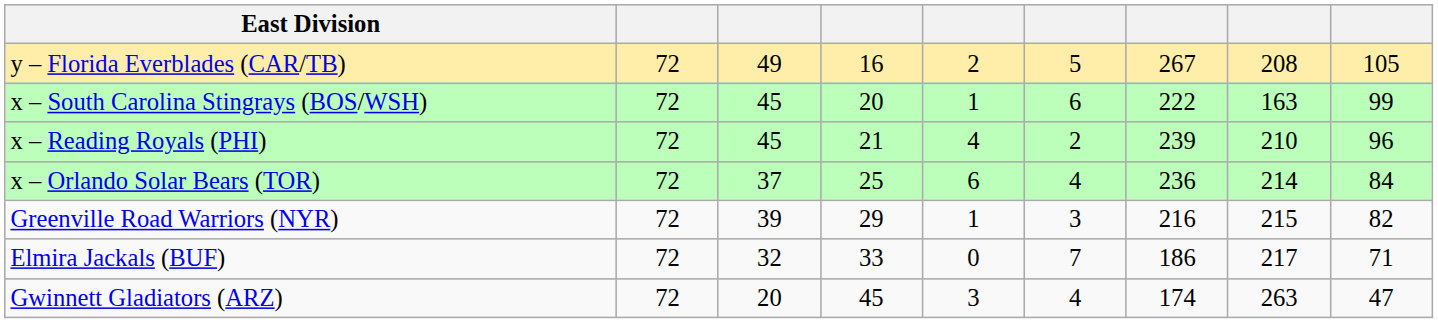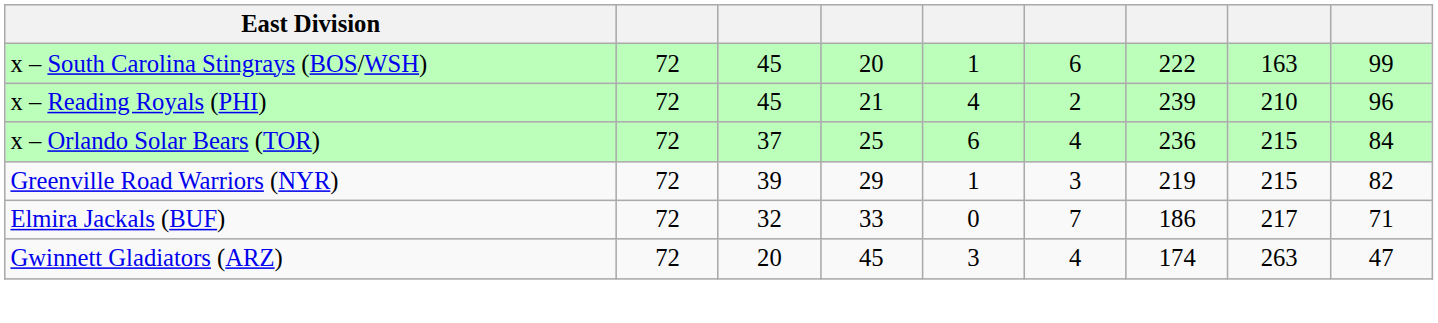- row: (178, 63)
(1279, 180) 214 -> (1279, 141) 215
(1177, 219) 216 -> (1177, 180) 219
